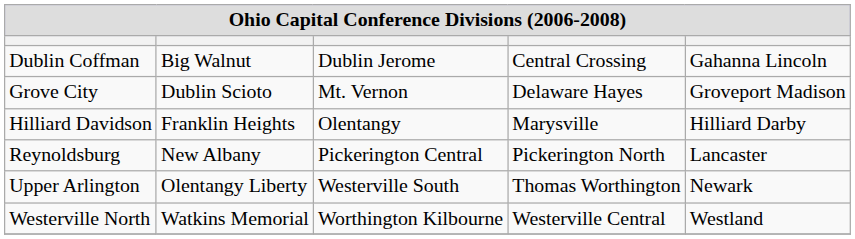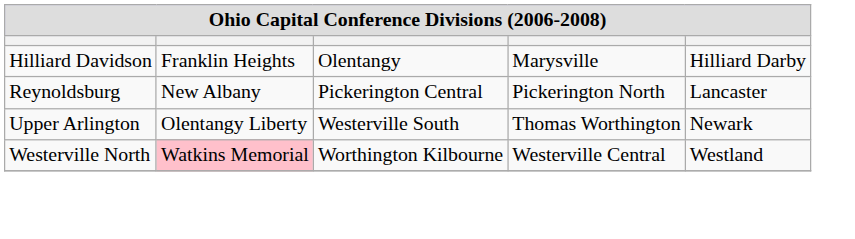- row: (74, 60)
- row: (54, 92)
(235, 218) no background -> (235, 155) pink background
